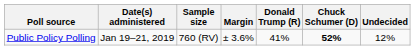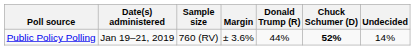(279, 38) 41% -> (279, 38) 44%
(385, 38) 12% -> (385, 38) 14%
